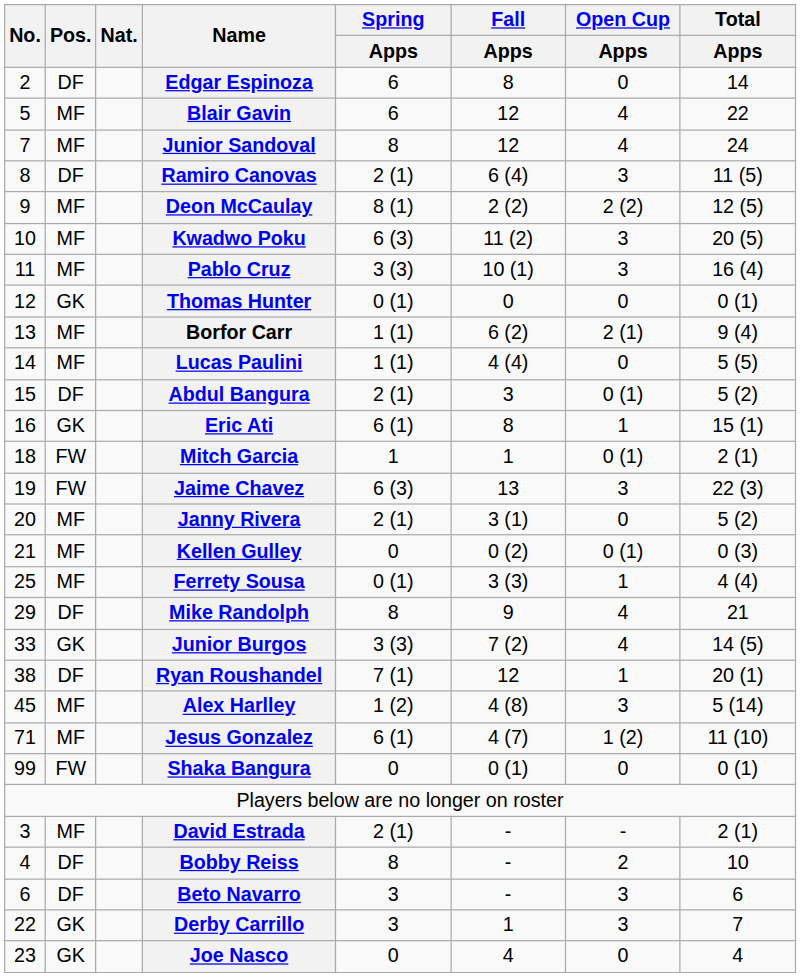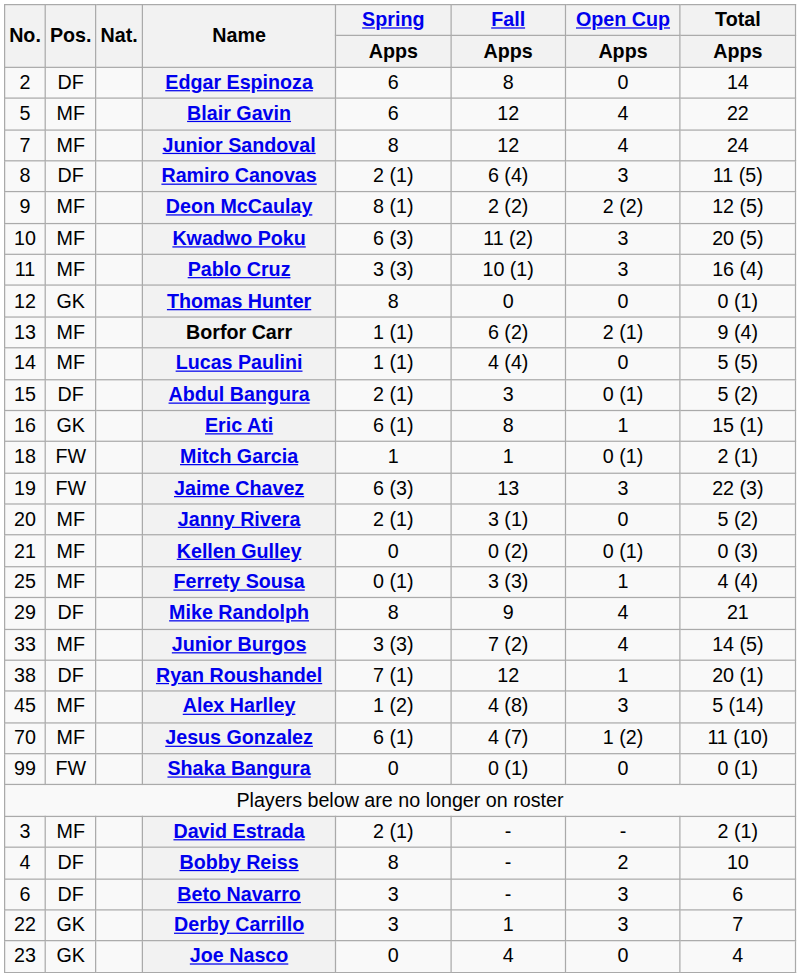(393, 301) 0 (1) -> (393, 301) 8
(71, 644) GK -> (71, 644) MF
(25, 737) 71 -> (25, 737) 70
